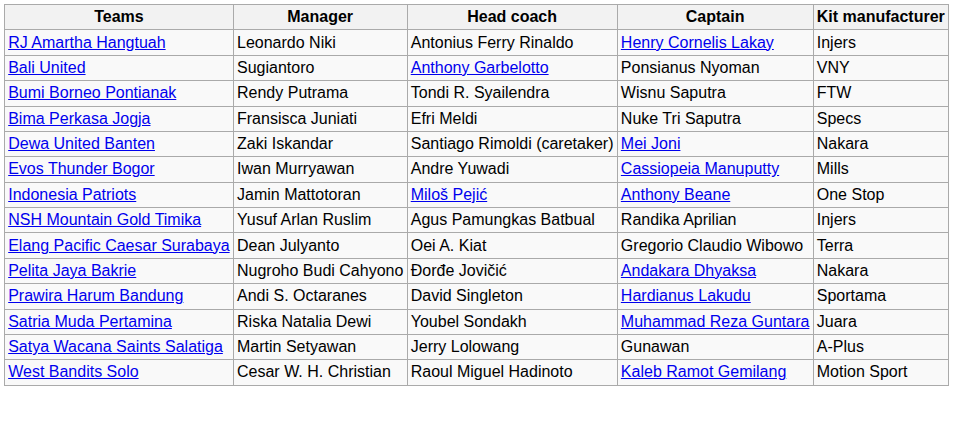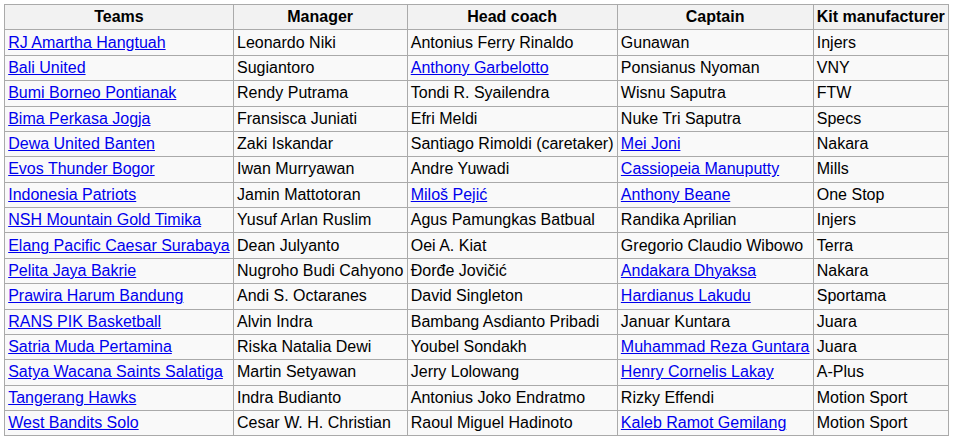(697, 42) Henry Cornelis Lakay -> (655, 42) Gunawan
+ row: (85, 321)
(655, 347) Gunawan -> (697, 372) Henry Cornelis Lakay
+ row: (72, 397)
